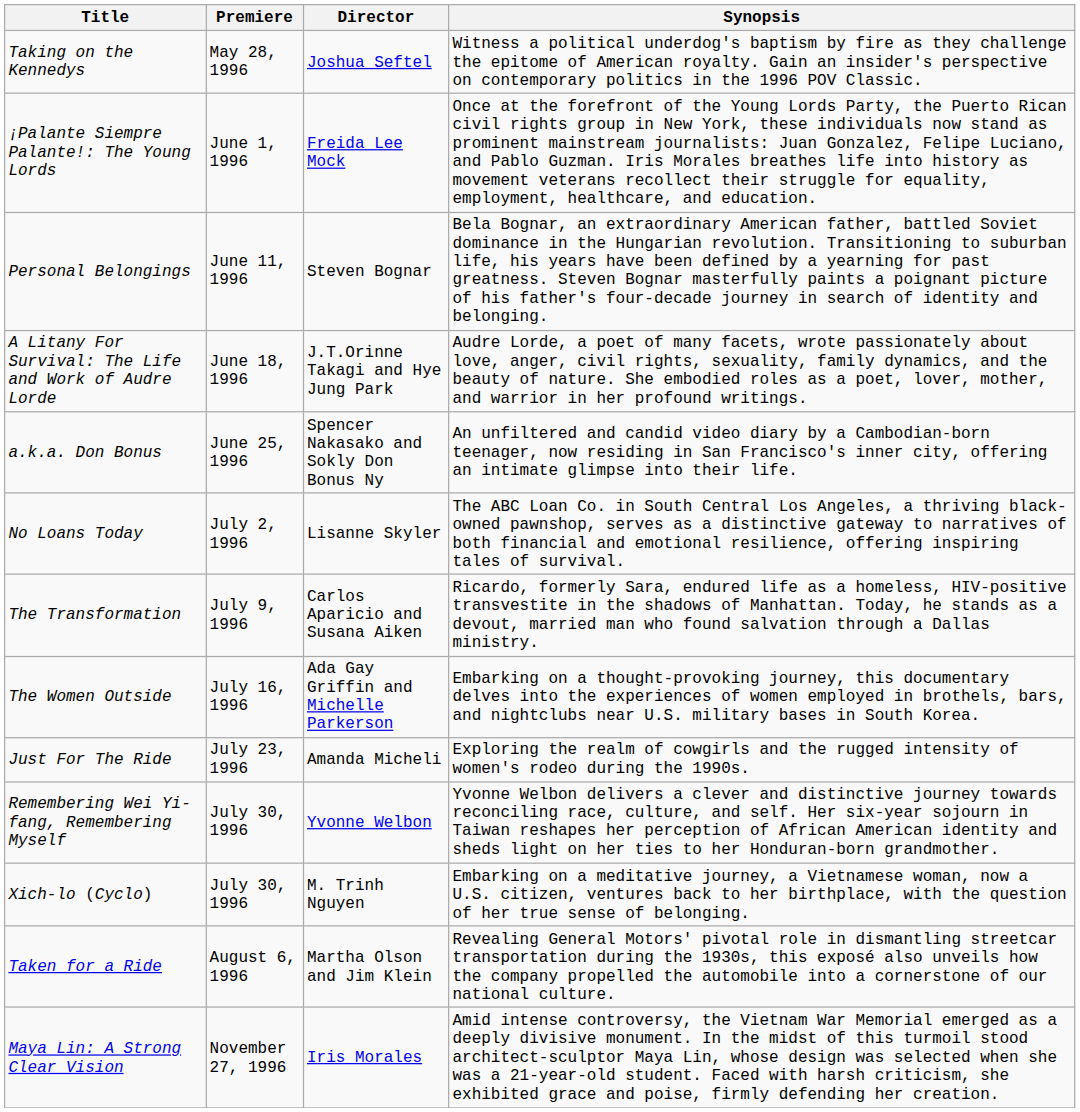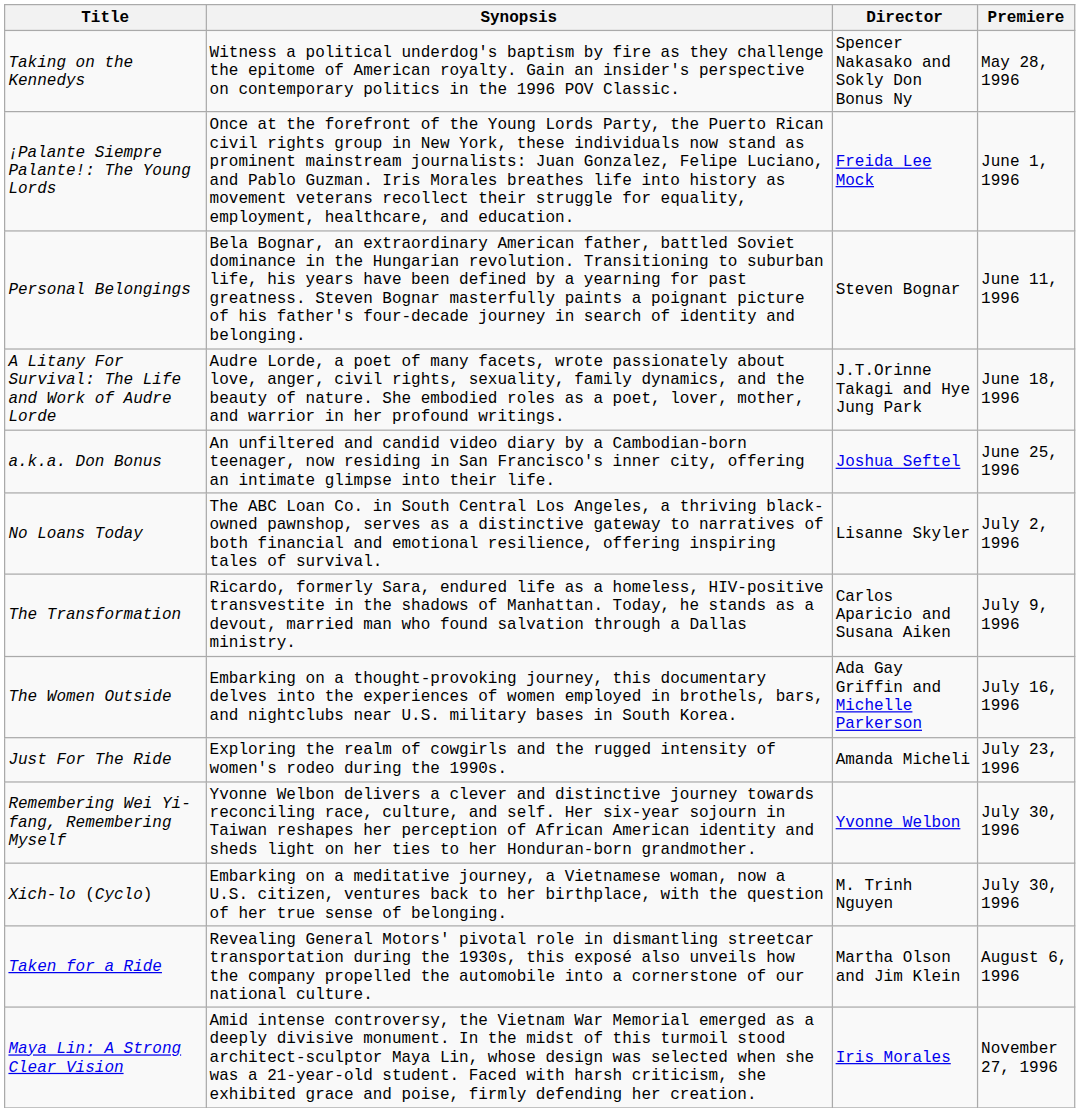columns swapped: (254, 18) <-> (762, 18)
(369, 62) Joshua Seftel -> (893, 71) Spencer Nakasako and Sokly Don Bonus Ny
(365, 452) Spencer Nakasako and Sokly Don Bonus Ny -> (898, 462) Joshua Seftel
